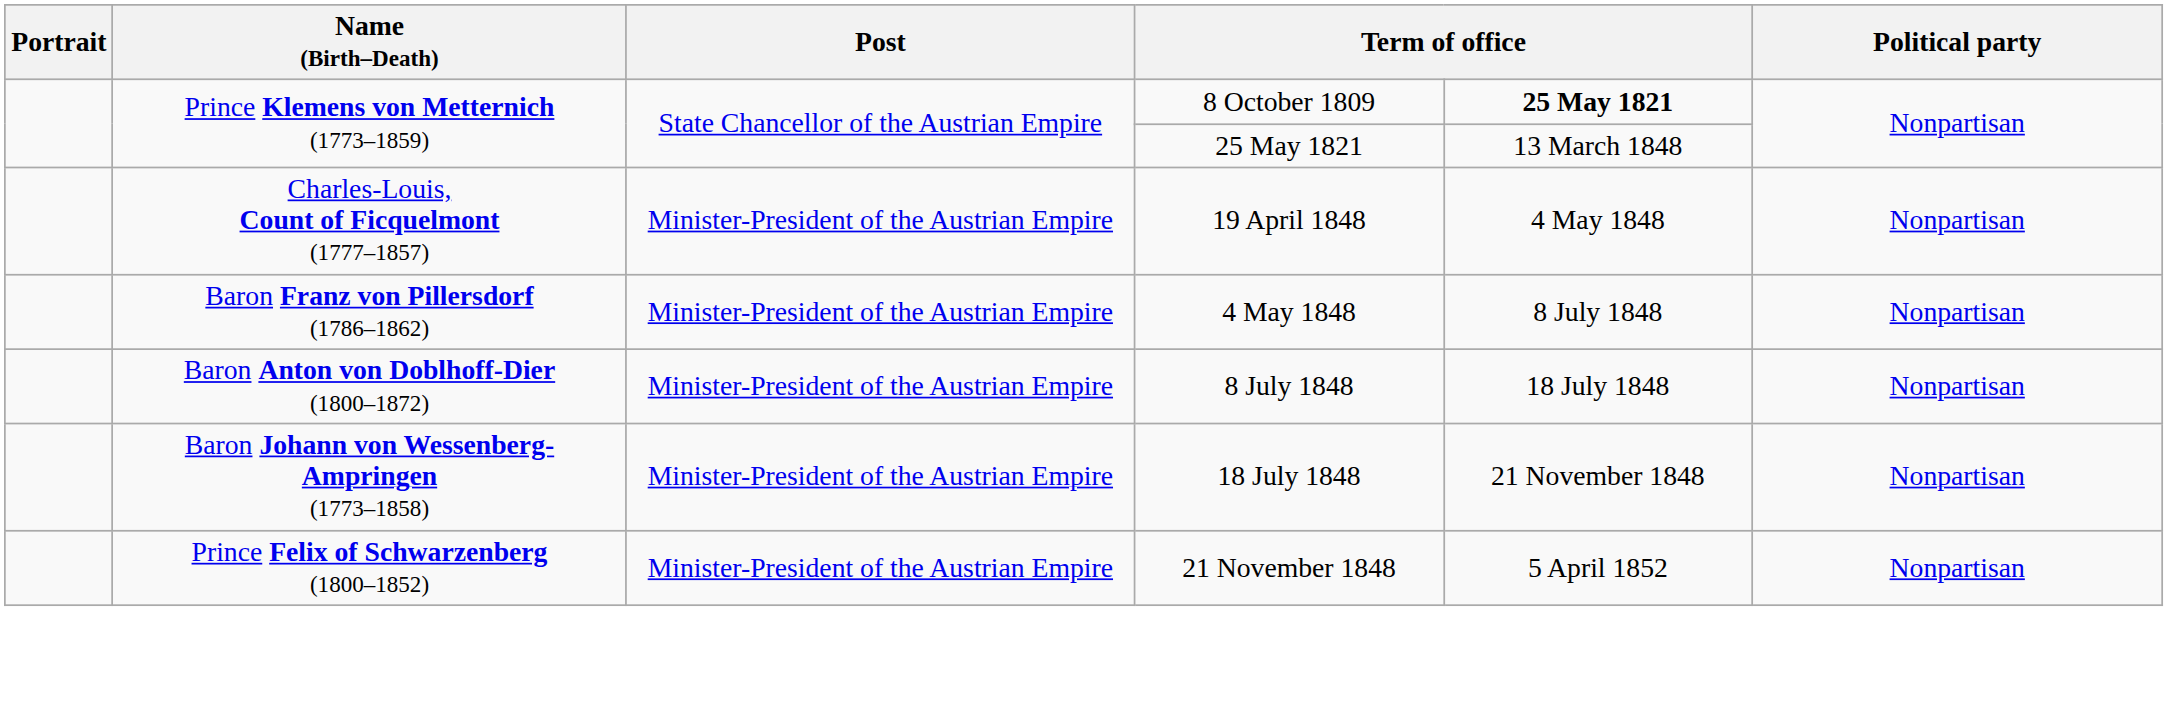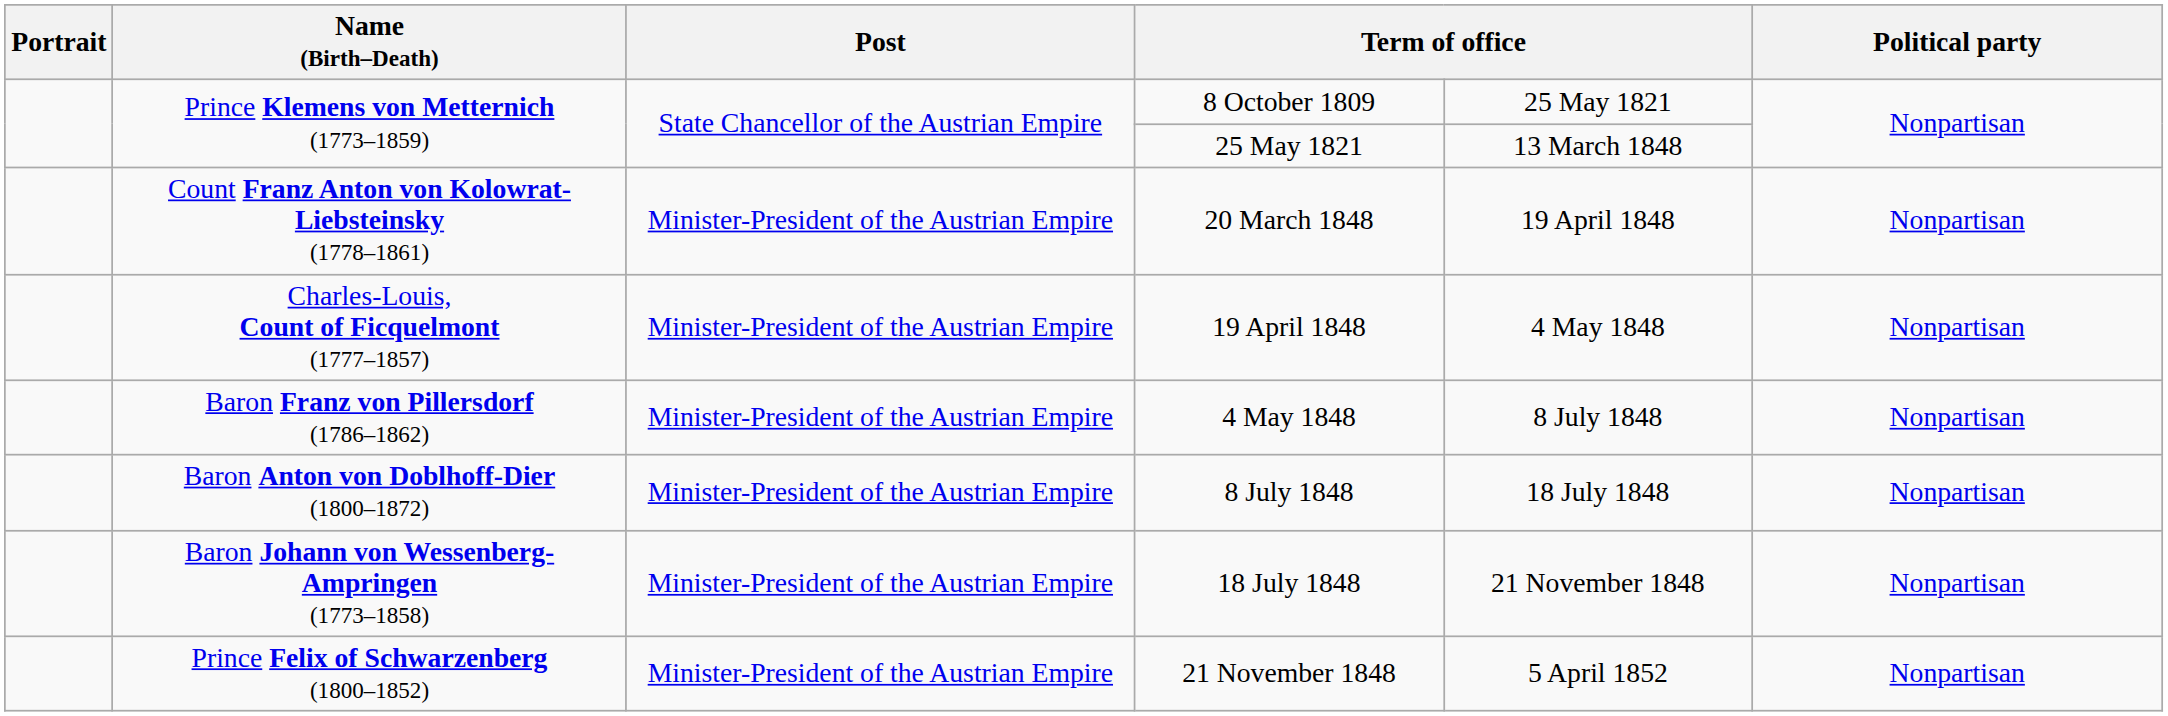(1598, 101) bold -> (1598, 101) normal
+ row: (1289, 220)
